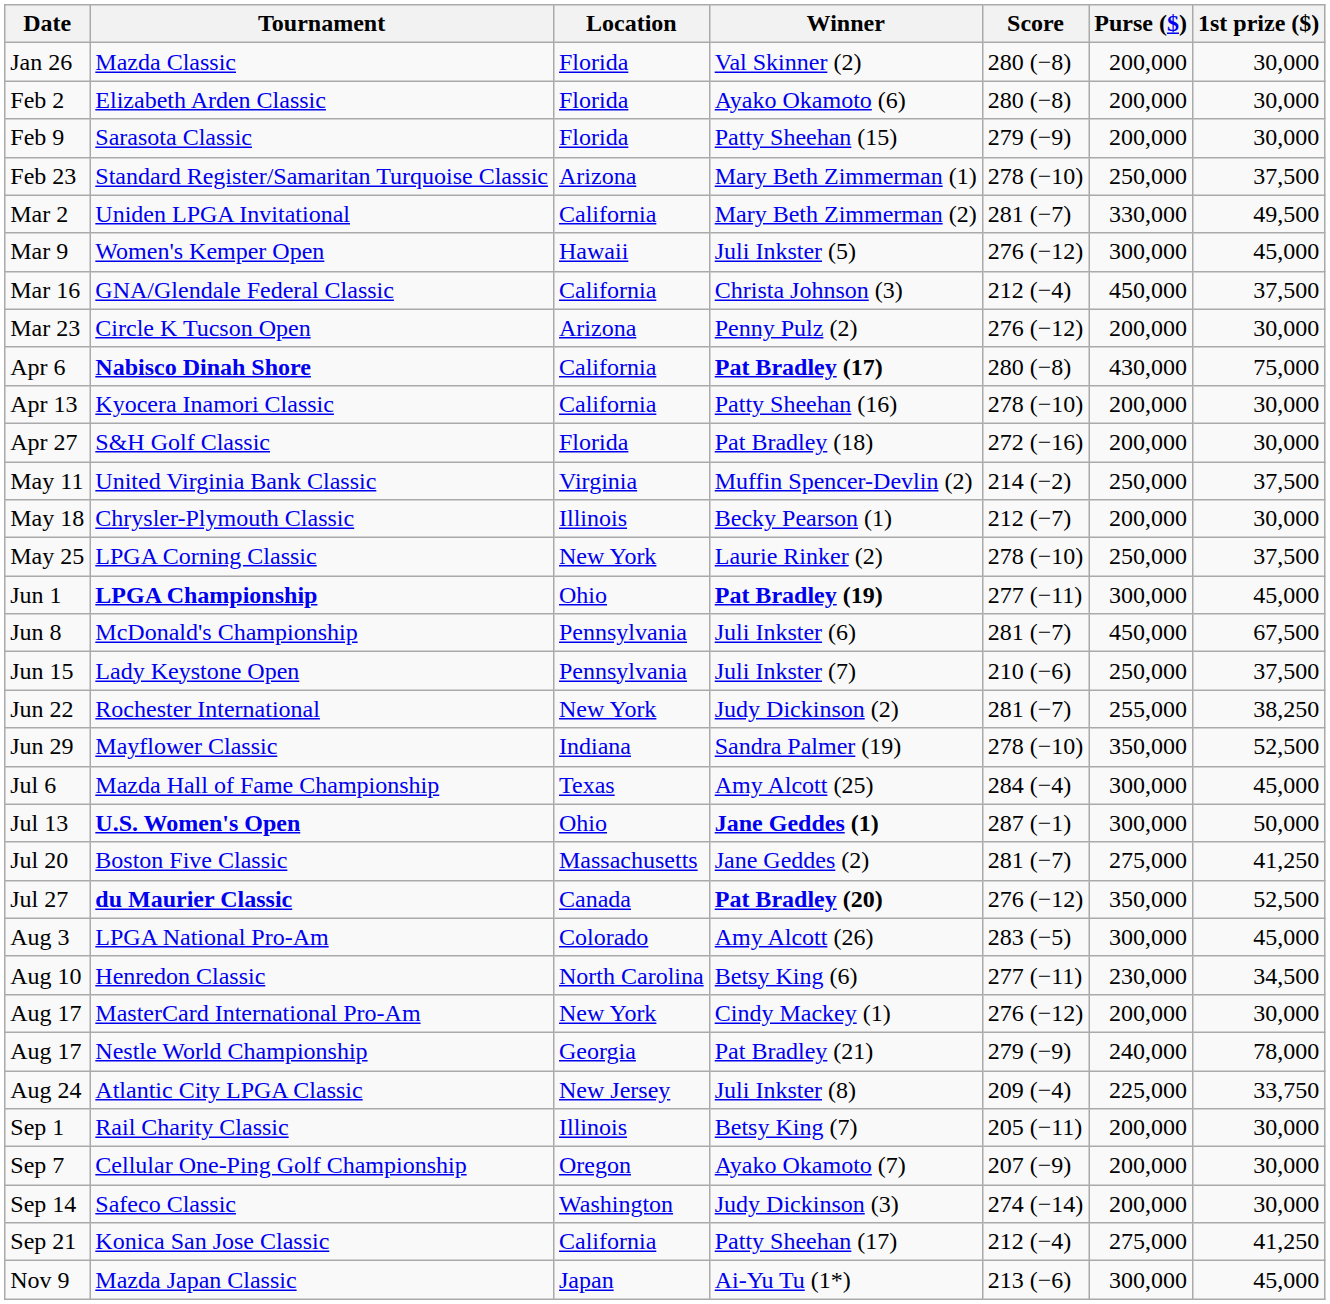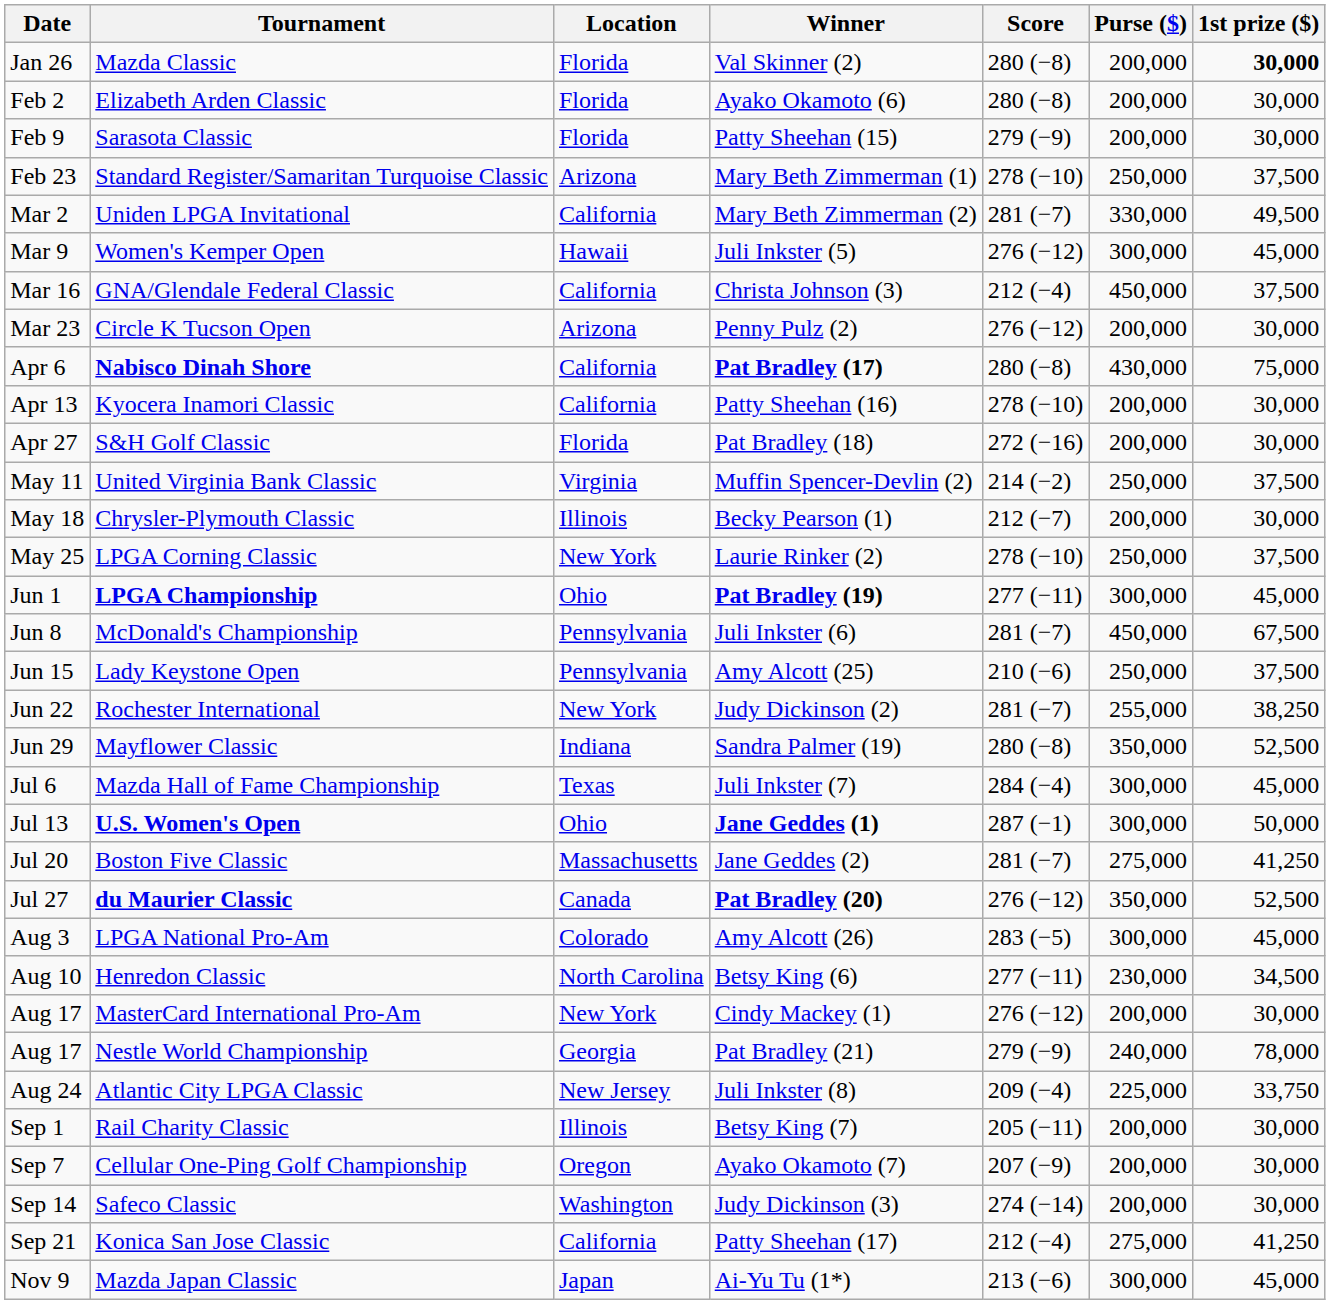(1286, 61) normal -> (1286, 61) bold
(785, 670) Juli Inkster (7) -> (794, 670) Amy Alcott (25)
(1035, 746) 278 (−10) -> (1029, 746) 280 (−8)
(794, 784) Amy Alcott (25) -> (785, 784) Juli Inkster (7)
